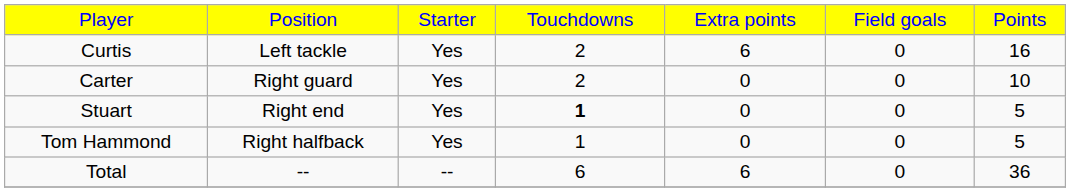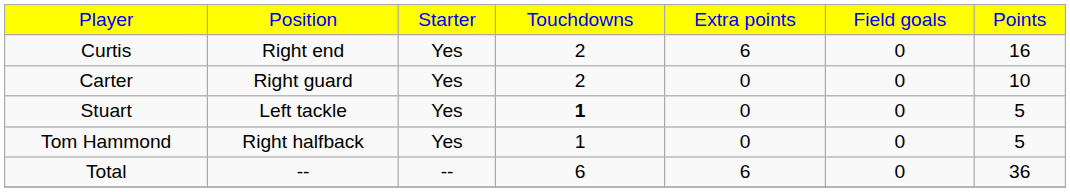(303, 50) Left tackle -> (303, 50) Right end
(303, 111) Right end -> (303, 111) Left tackle
